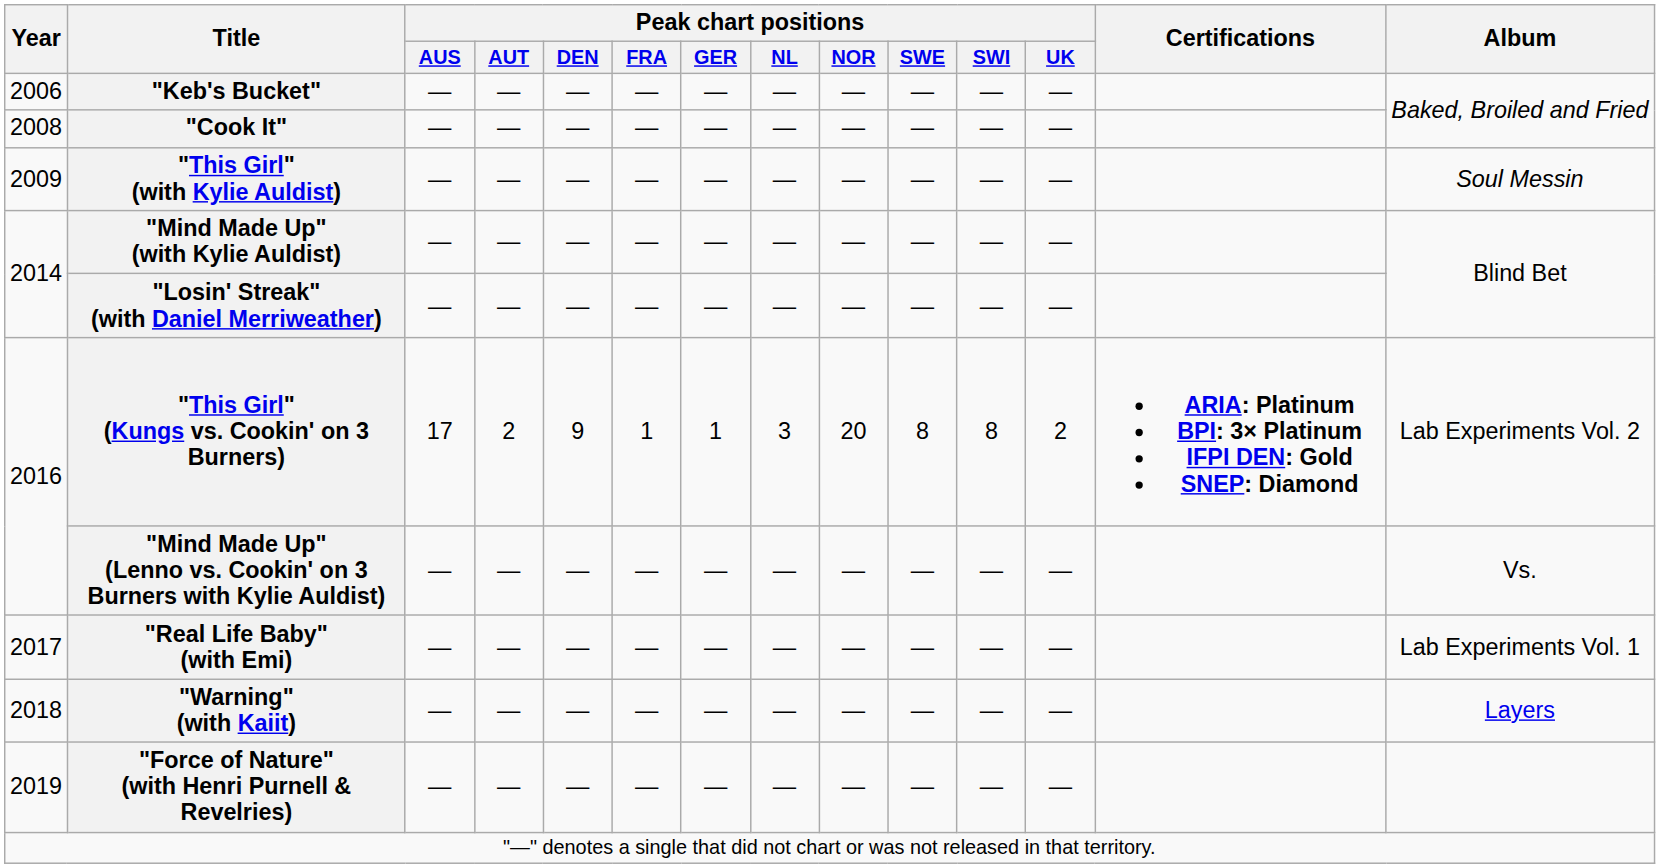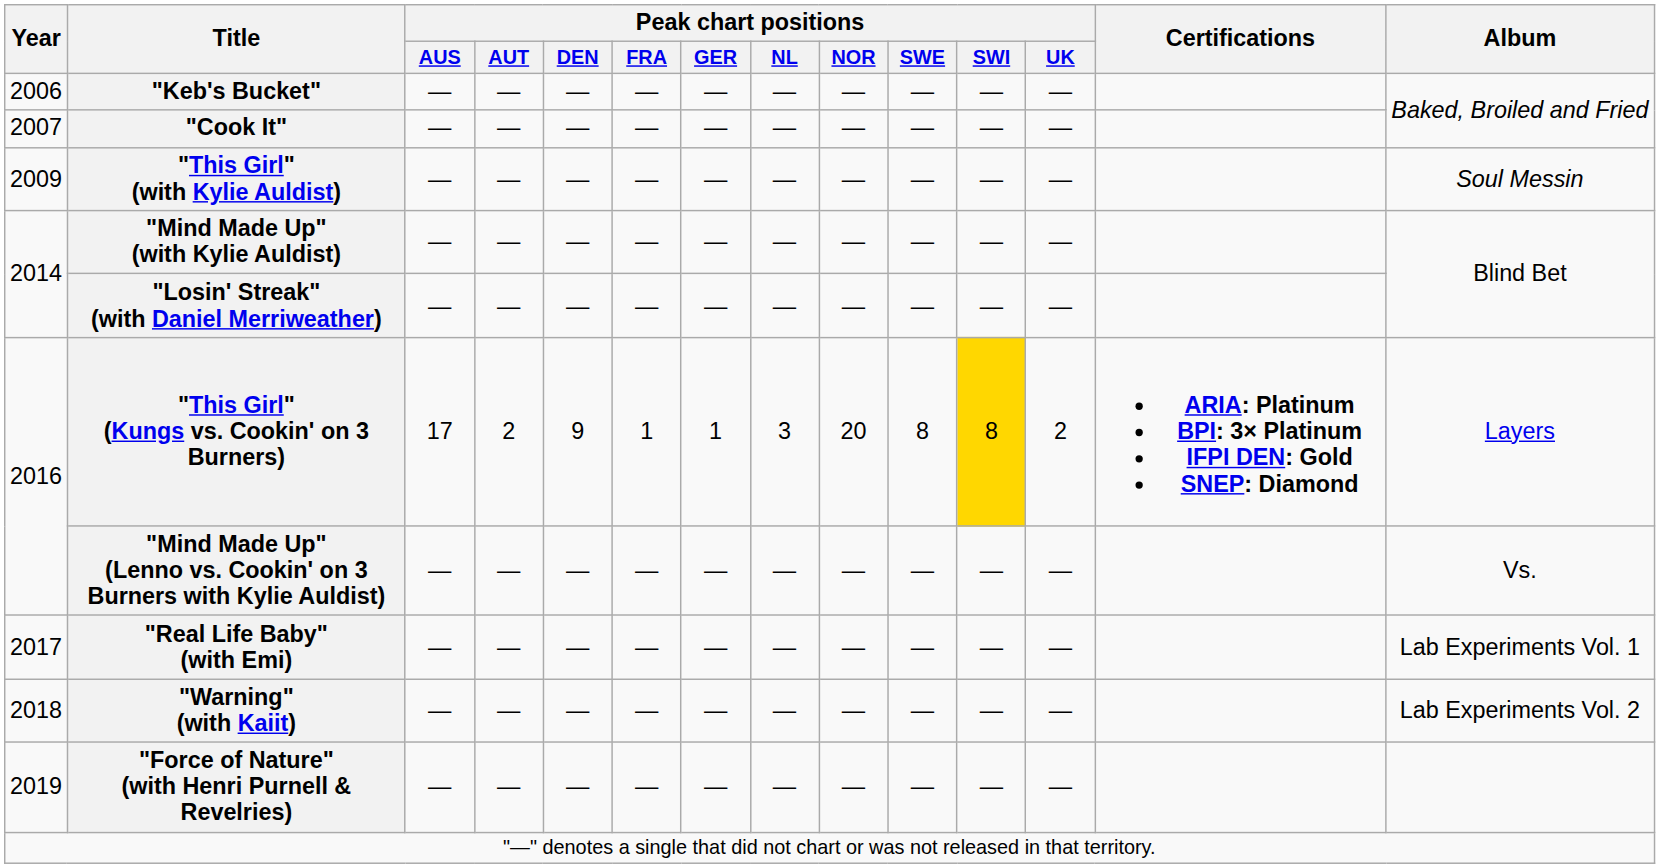(36, 128) 2008 -> (36, 128) 2007
(991, 431) no background -> (991, 431) gold background
(1520, 431) Lab Experiments Vol. 2 -> (1520, 431) Layers
(1520, 710) Layers -> (1520, 710) Lab Experiments Vol. 2
